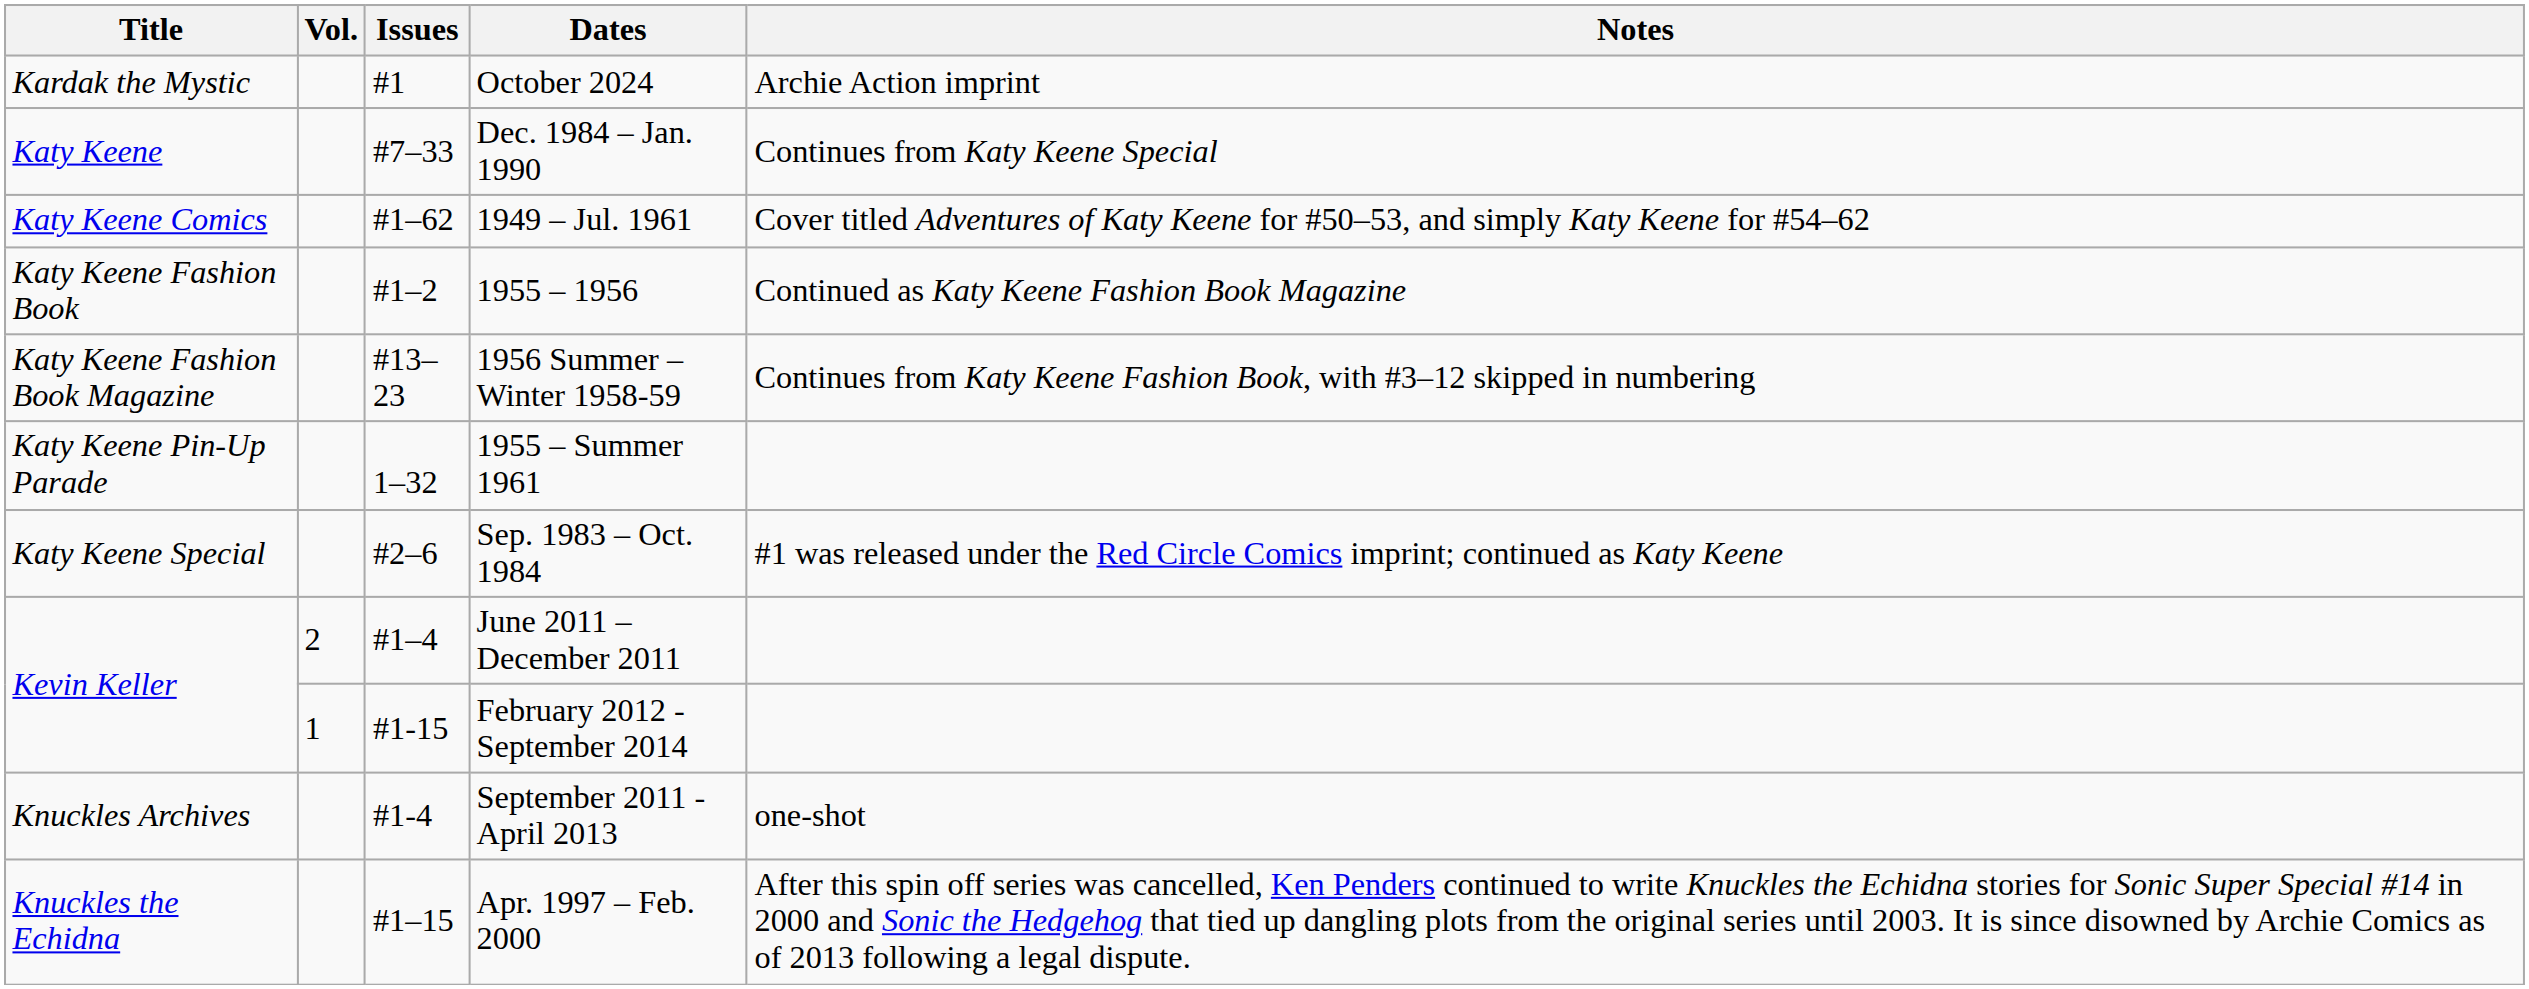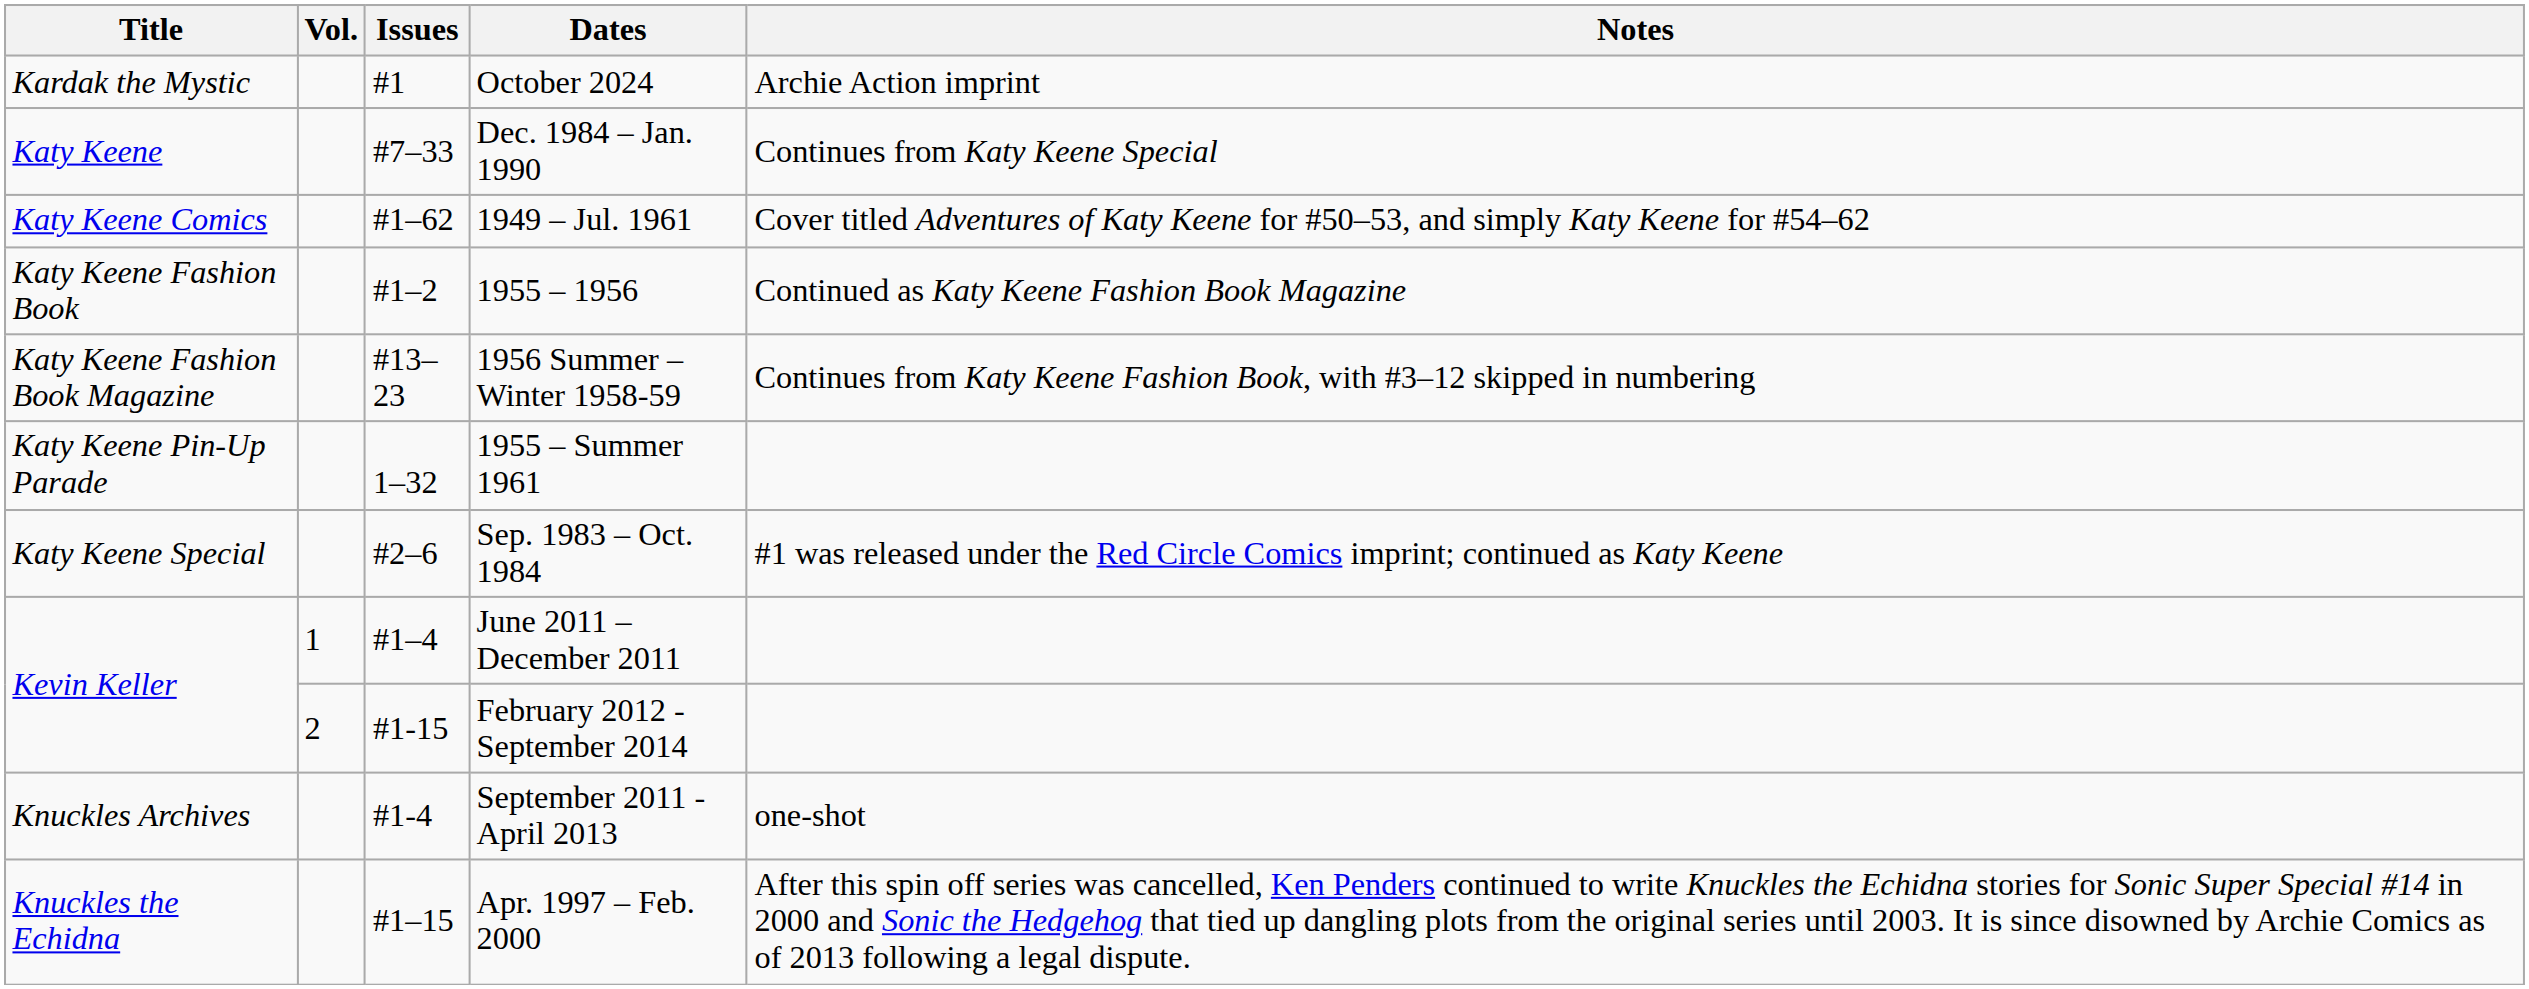(312, 640) 2 -> (312, 640) 1
(312, 727) 1 -> (312, 727) 2
